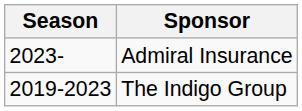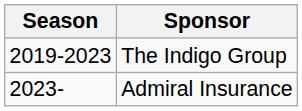rows swapped: (204, 88) <-> (207, 55)
